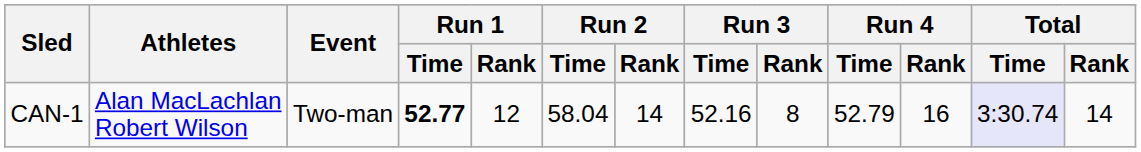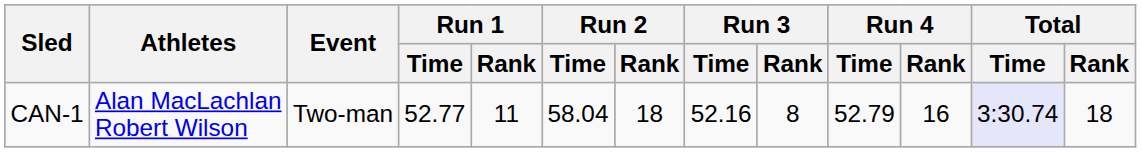(435, 115) bold -> (435, 115) normal
(506, 115) 12 -> (506, 115) 11
(650, 115) 14 -> (650, 115) 18
(1099, 115) 14 -> (1099, 115) 18
